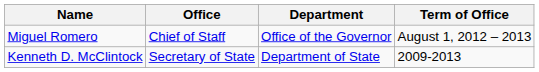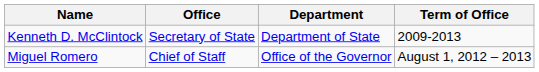rows swapped: (75, 57) <-> (52, 36)
